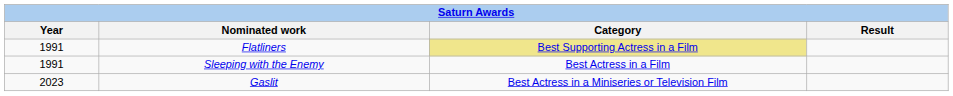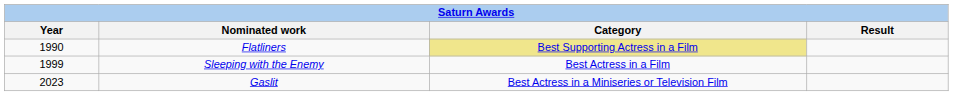(52, 47) 1991 -> (52, 47) 1990
(52, 64) 1991 -> (52, 64) 1999
